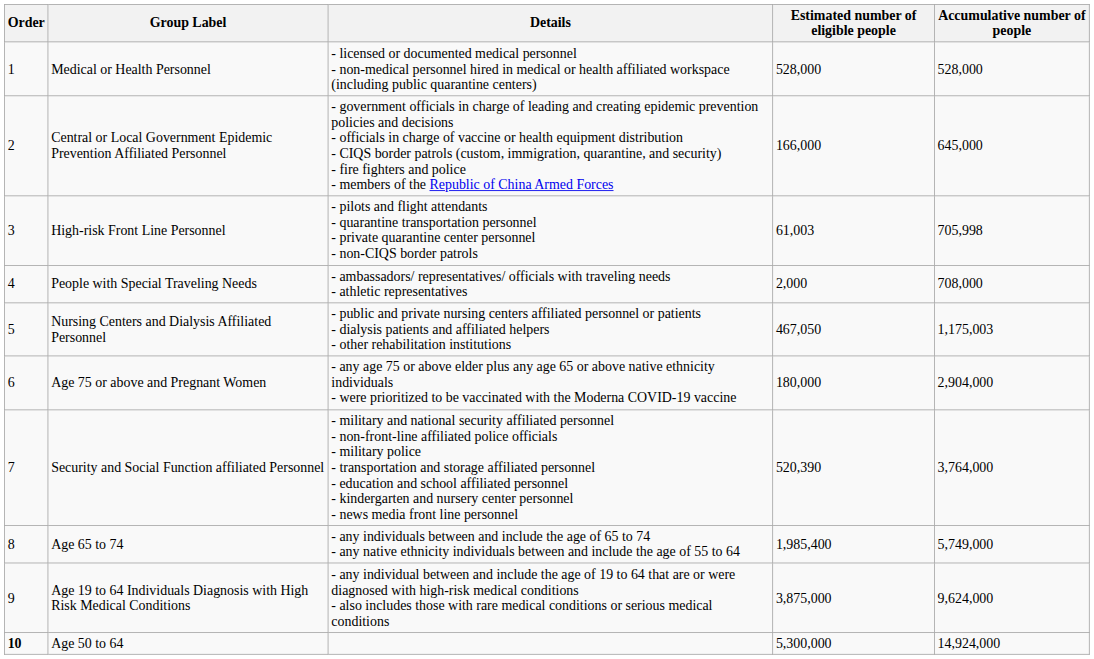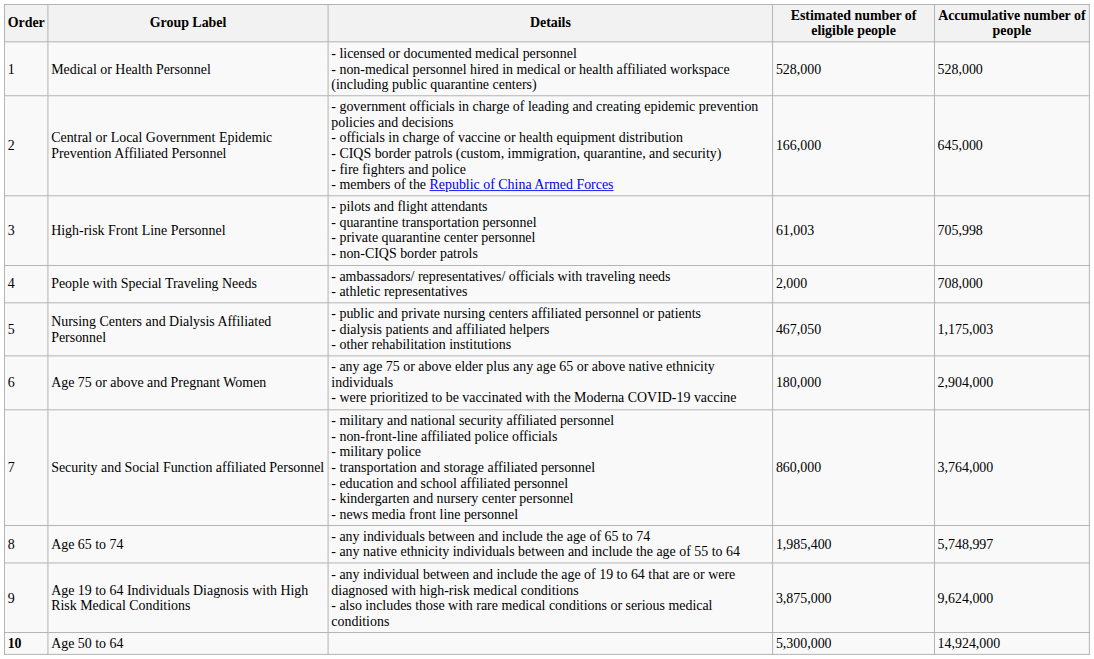(799, 467) 520,390 -> (799, 467) 860,000
(965, 544) 5,749,000 -> (965, 544) 5,748,997
